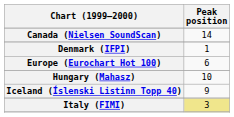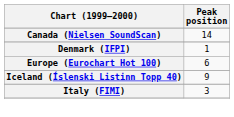- row: (94, 77)
(207, 105) khaki background -> (207, 91) no background
